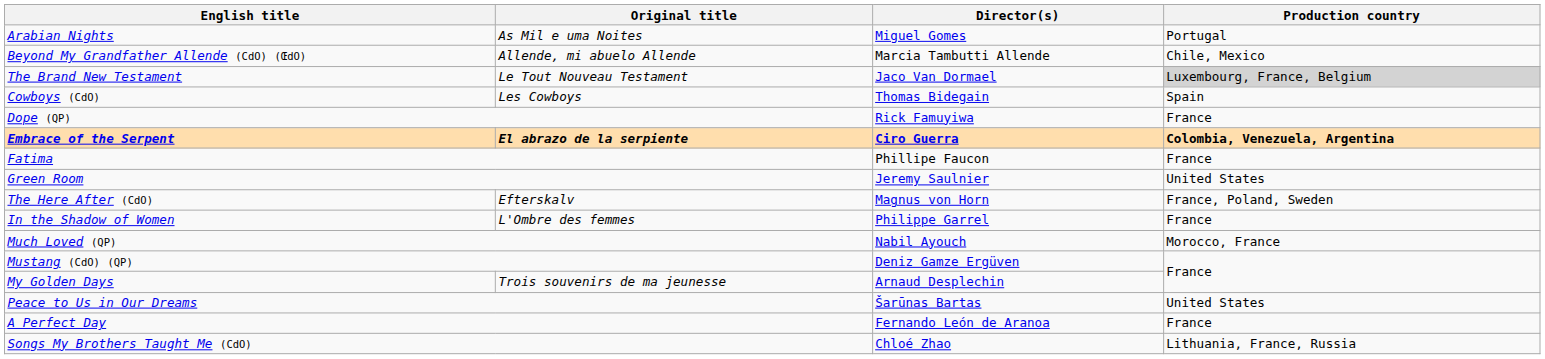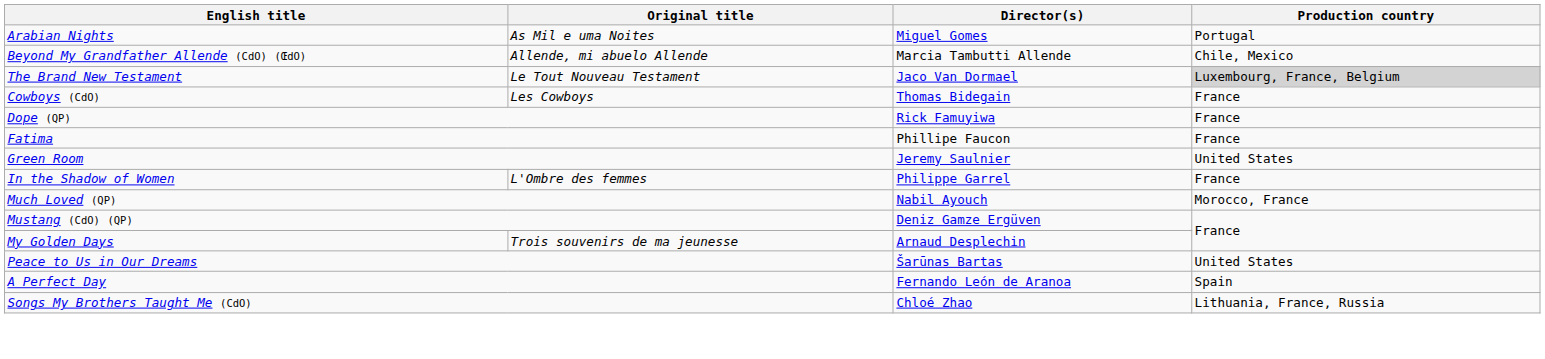(1185, 97) Spain -> (1217, 97) France
- row: (91, 138)
- row: (80, 200)
(1189, 323) France -> (1214, 282) Spain
